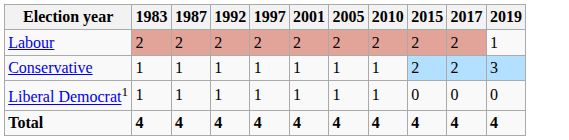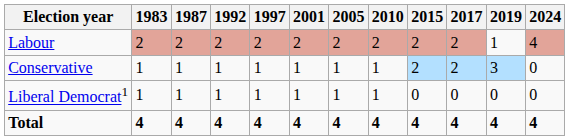+ column: (545, 17)
